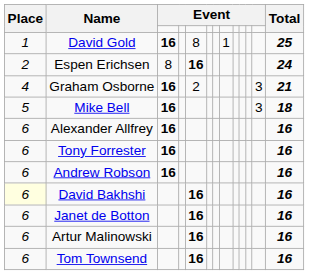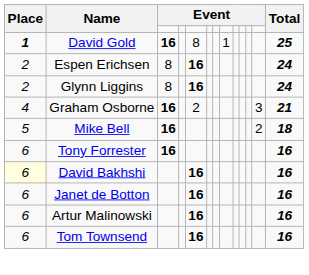(25, 43) normal -> (25, 43) bold
+ row: (102, 86)
(259, 107) 3 -> (259, 129) 2
- row: (102, 129)
- row: (102, 172)
